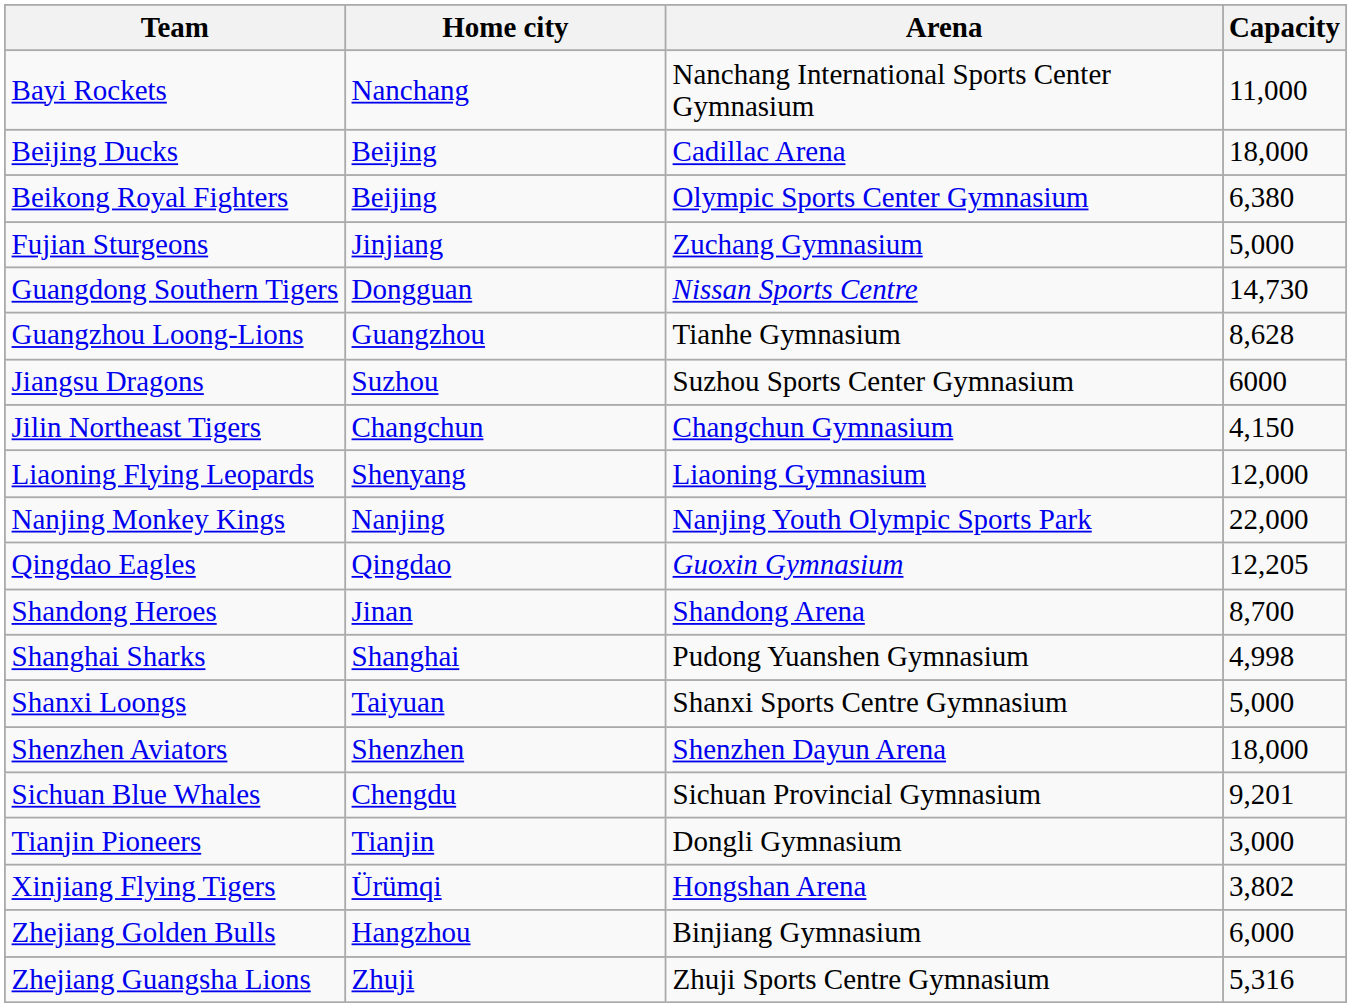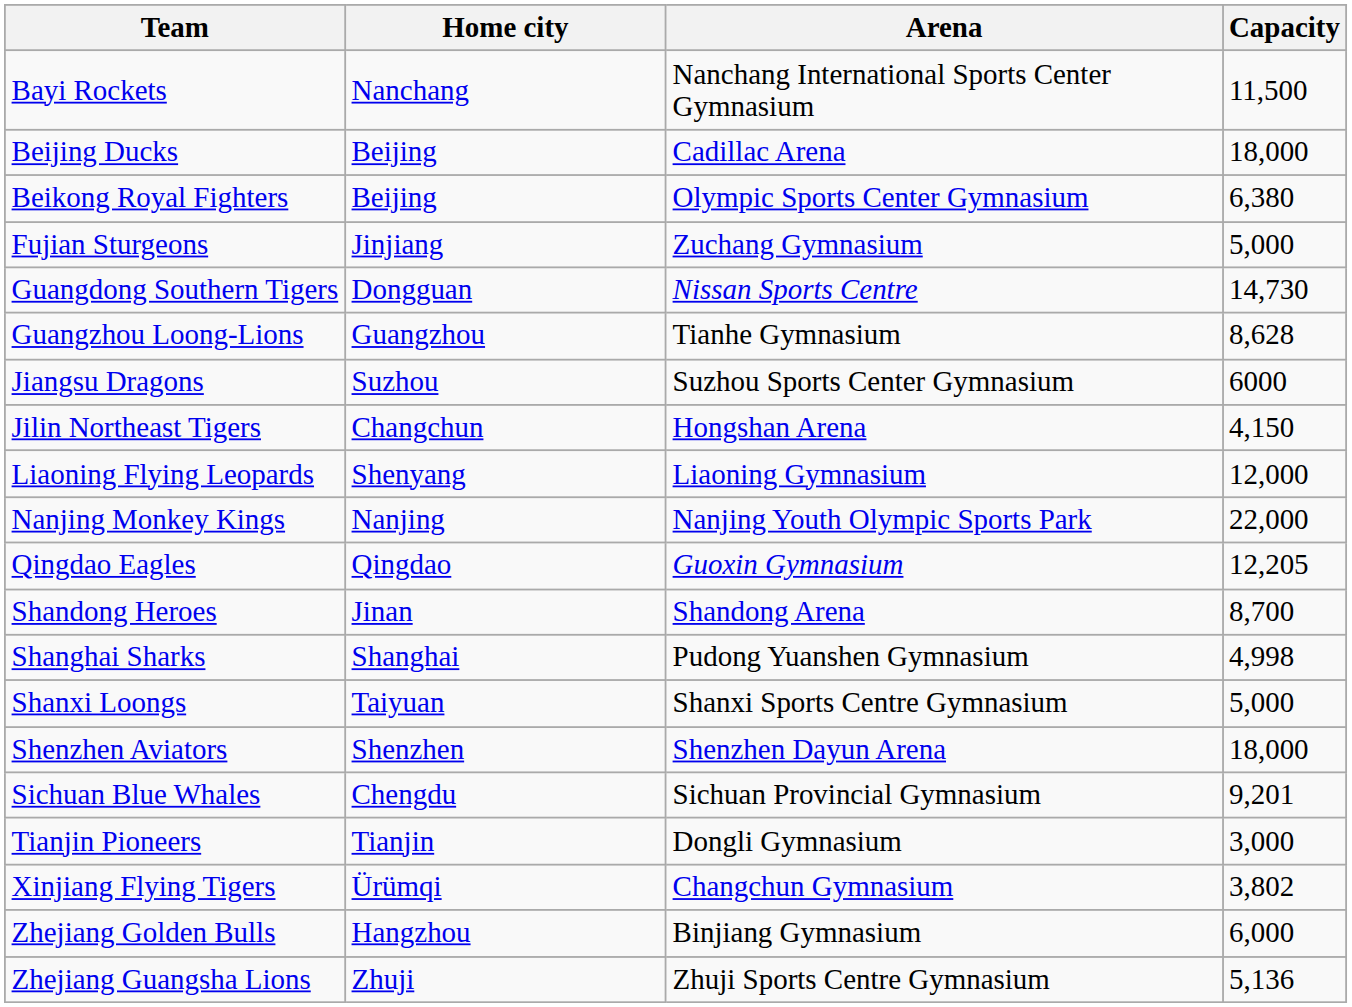(1268, 89) 11,000 -> (1268, 89) 11,500
(813, 427) Changchun Gymnasium -> (770, 427) Hongshan Arena
(770, 886) Hongshan Arena -> (813, 886) Changchun Gymnasium
(1262, 978) 5,316 -> (1262, 978) 5,136
